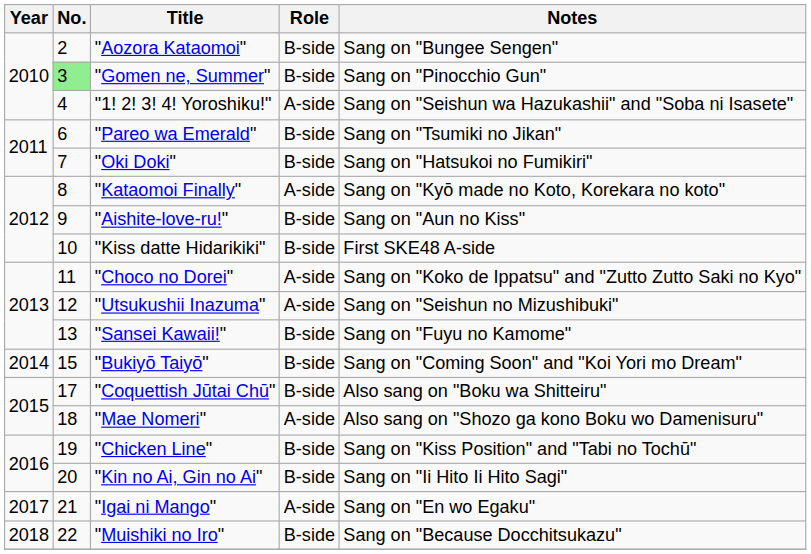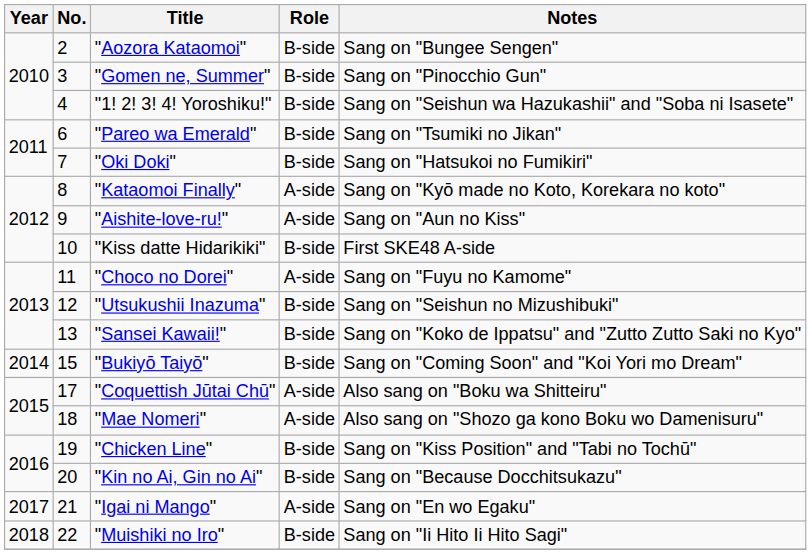(62, 76) lightgreen background -> (62, 76) no background
(309, 104) A-side -> (309, 104) B-side
(309, 219) B-side -> (309, 219) A-side
(572, 276) Sang on "Koko de Ippatsu" and "Zutto Zutto Saki no Kyo" -> (457, 276) Sang on "Fuyu no Kamome"
(309, 305) A-side -> (309, 305) B-side
(457, 334) Sang on "Fuyu no Kamome" -> (572, 334) Sang on "Koko de Ippatsu" and "Zutto Zutto Saki no Kyo"
(309, 391) B-side -> (309, 391) A-side
(455, 477) Sang on "Ii Hito Ii Hito Sagi" -> (482, 477) Sang on "Because Docchitsukazu"
(482, 534) Sang on "Because Docchitsukazu" -> (455, 534) Sang on "Ii Hito Ii Hito Sagi"
